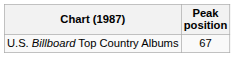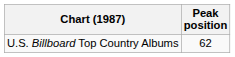(205, 43) 67 -> (205, 43) 62
